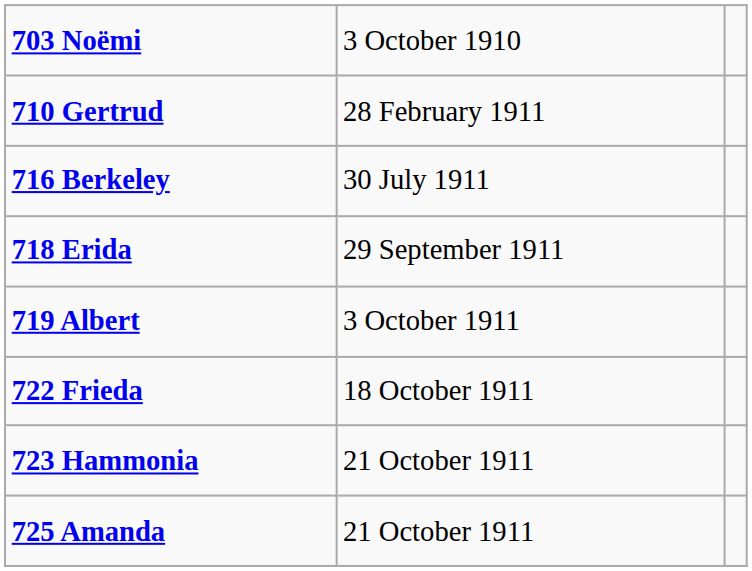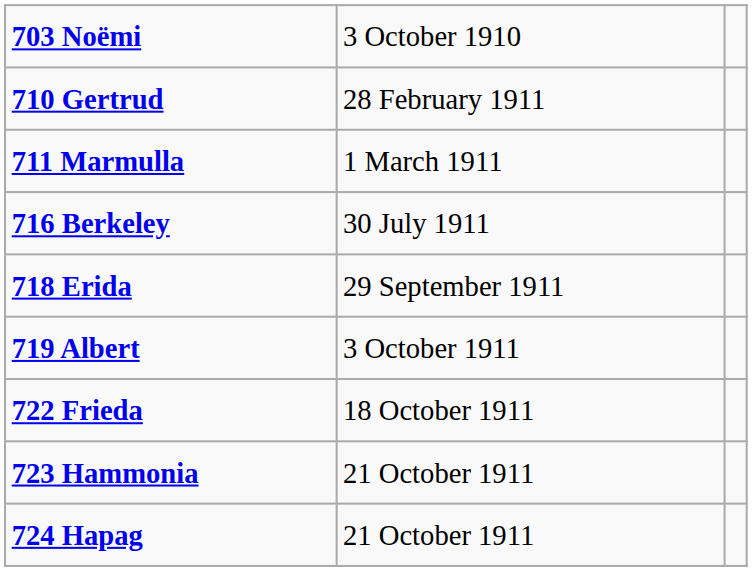+ row: (98, 160)
+ row: (77, 534)
- row: (88, 530)
